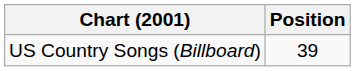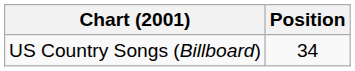(308, 50) 39 -> (308, 50) 34
